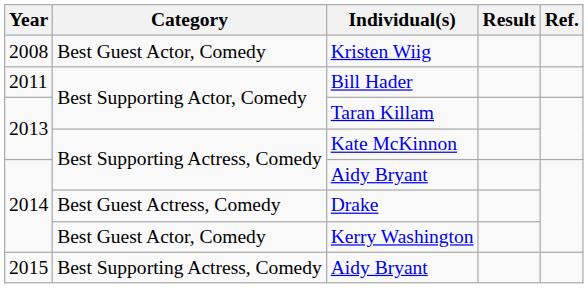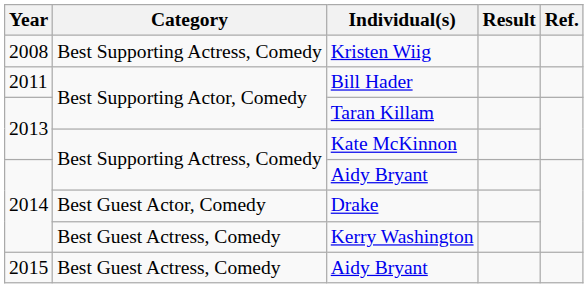(161, 50) Best Guest Actor, Comedy -> (189, 50) Best Supporting Actress, Comedy
(169, 205) Best Guest Actress, Comedy -> (161, 205) Best Guest Actor, Comedy
(161, 236) Best Guest Actor, Comedy -> (169, 236) Best Guest Actress, Comedy
(189, 267) Best Supporting Actress, Comedy -> (169, 267) Best Guest Actress, Comedy
